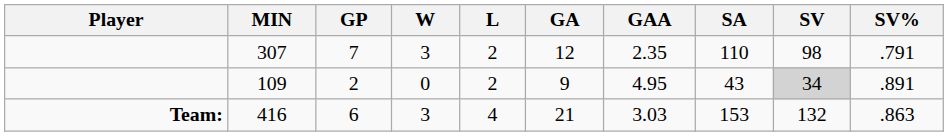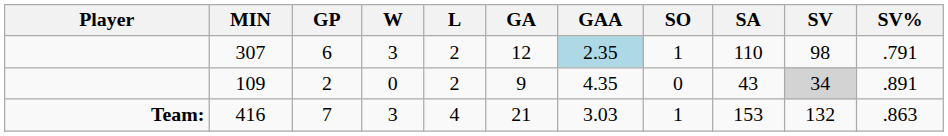+ column: (678, 20)
(354, 51) 7 -> (327, 51) 6
(649, 51) no background -> (600, 51) lightblue background
(649, 83) 4.95 -> (600, 83) 4.35
(354, 114) 6 -> (327, 114) 7
